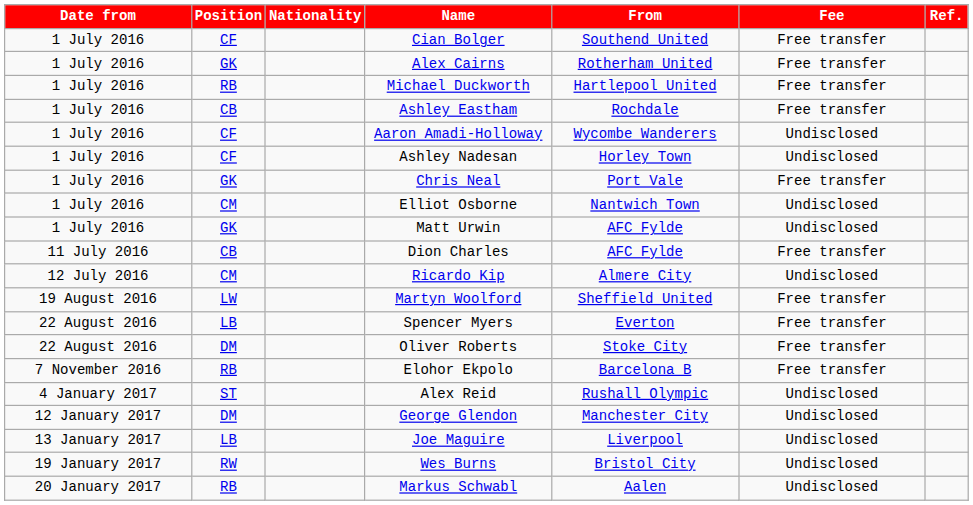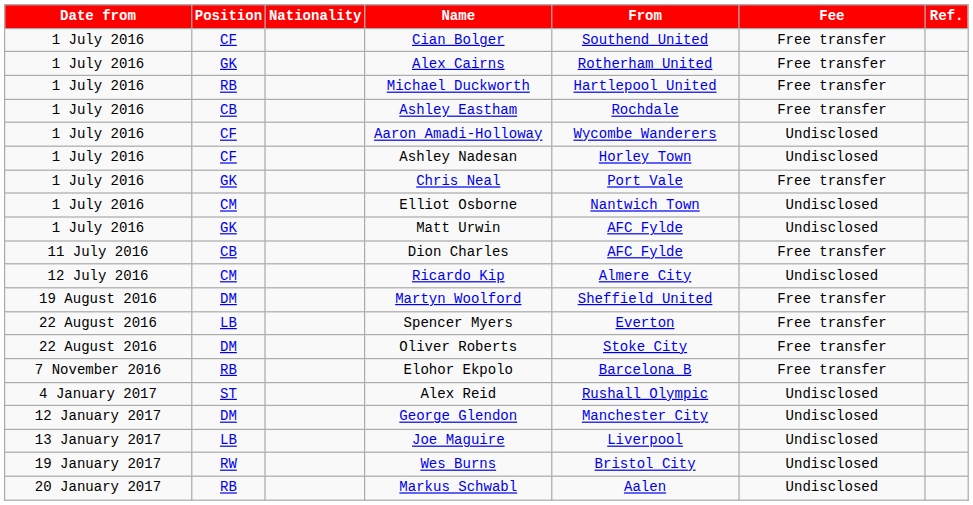(228, 299) LW -> (228, 299) DM
